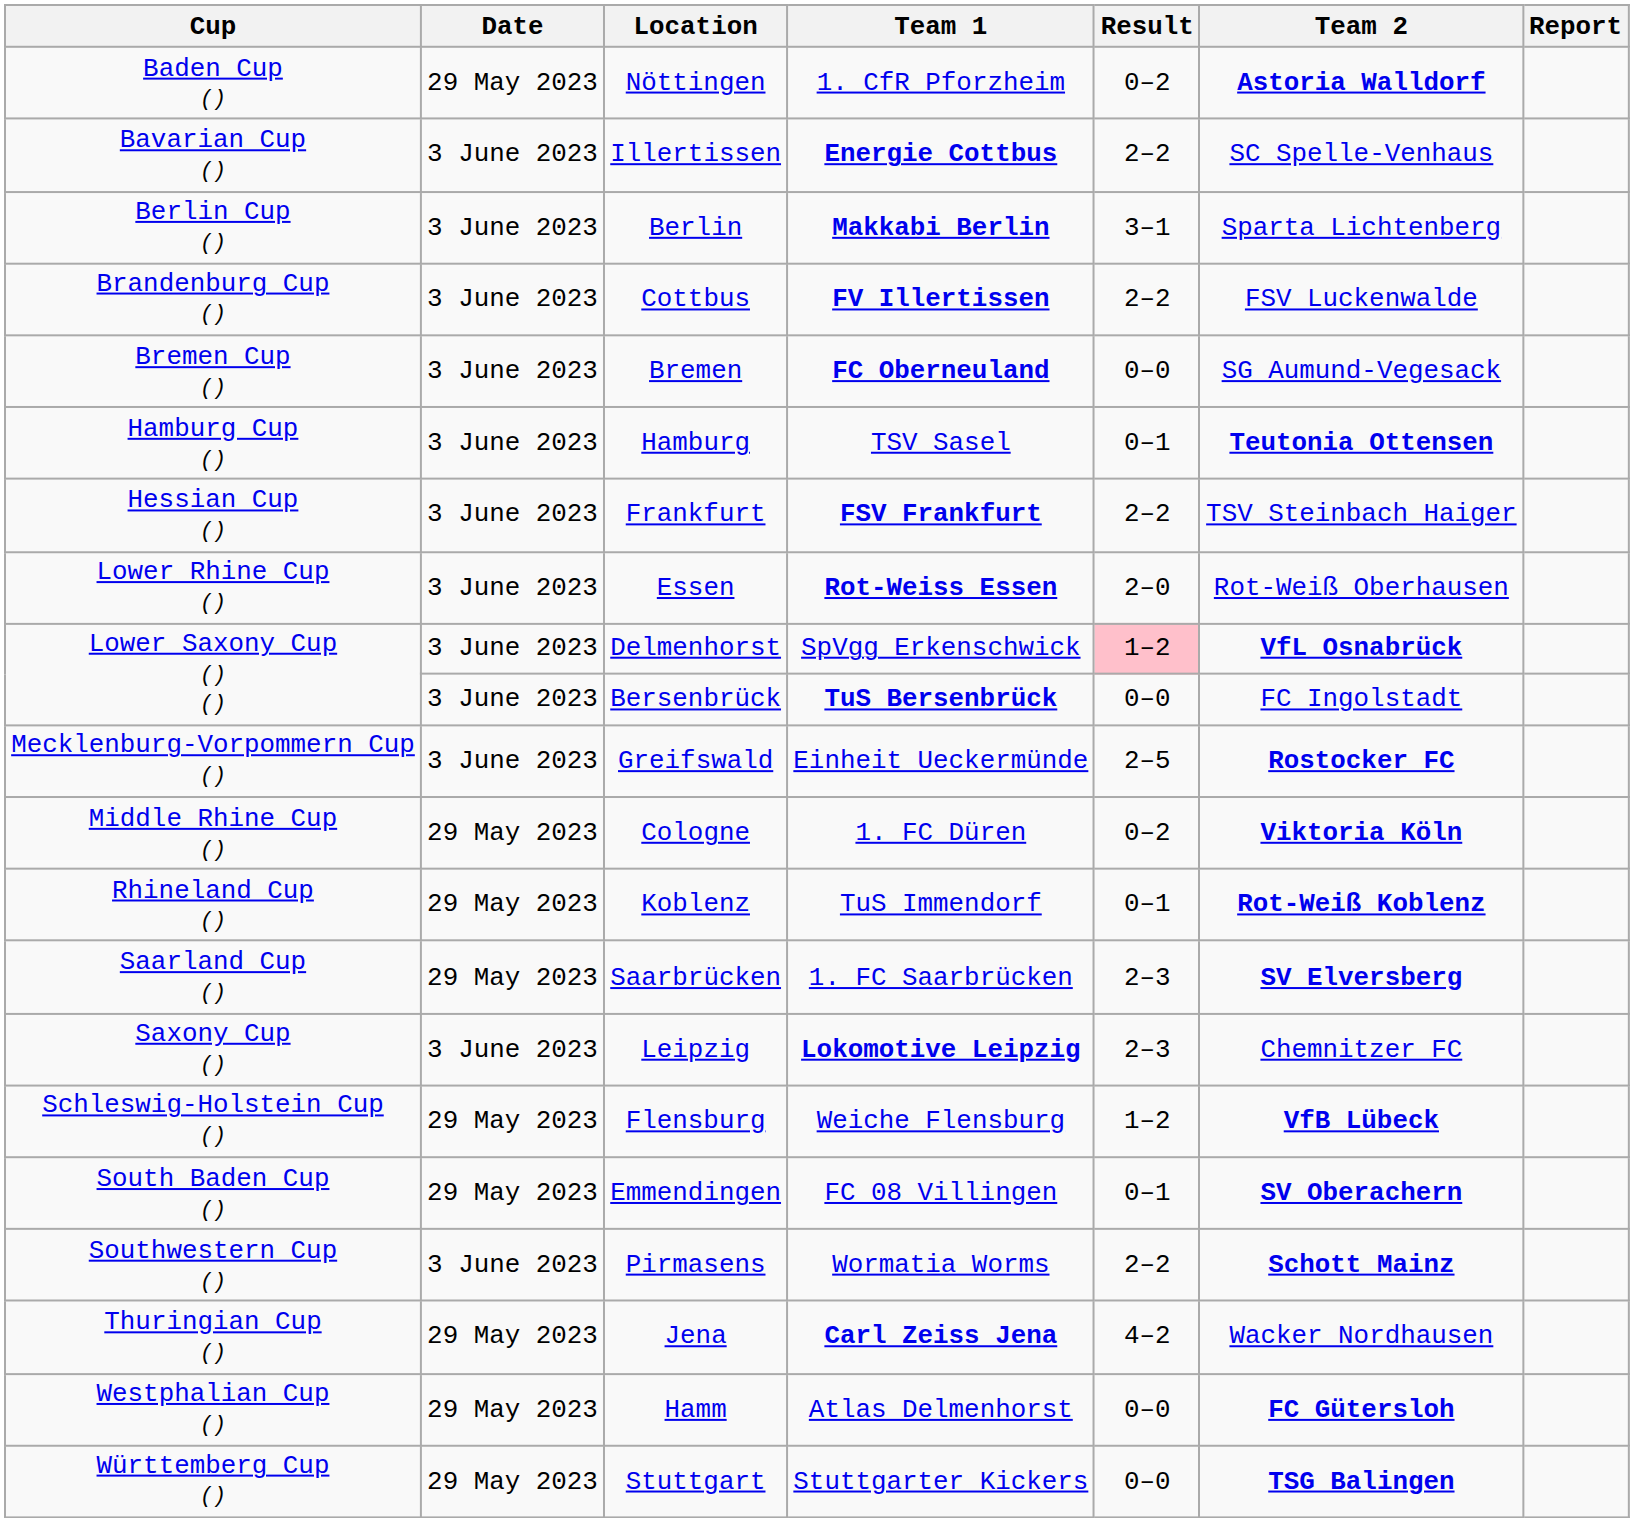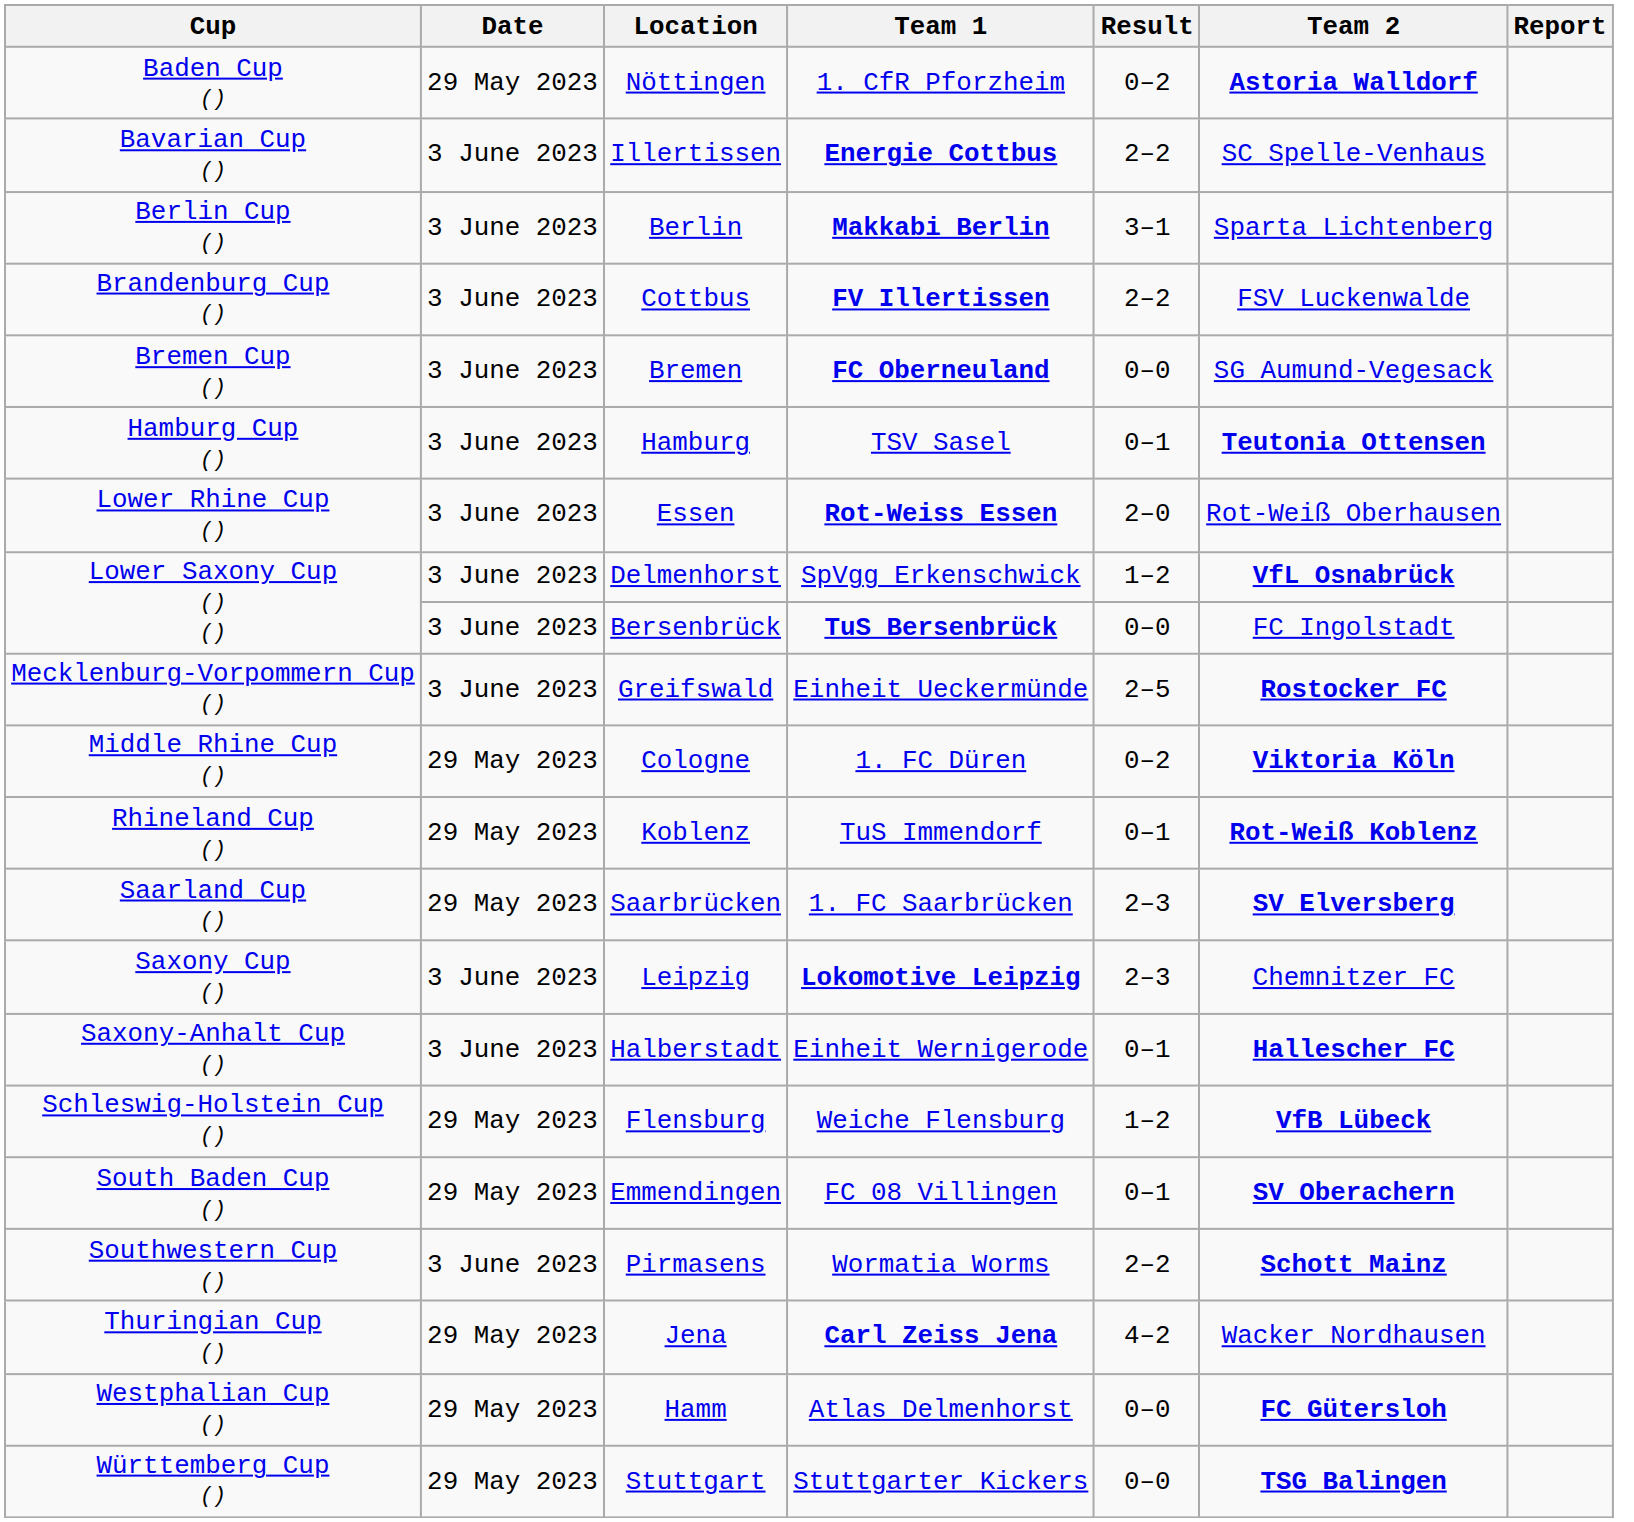- row: (696, 515)
(1147, 649) pink background -> (1147, 577) no background
+ row: (696, 1049)
